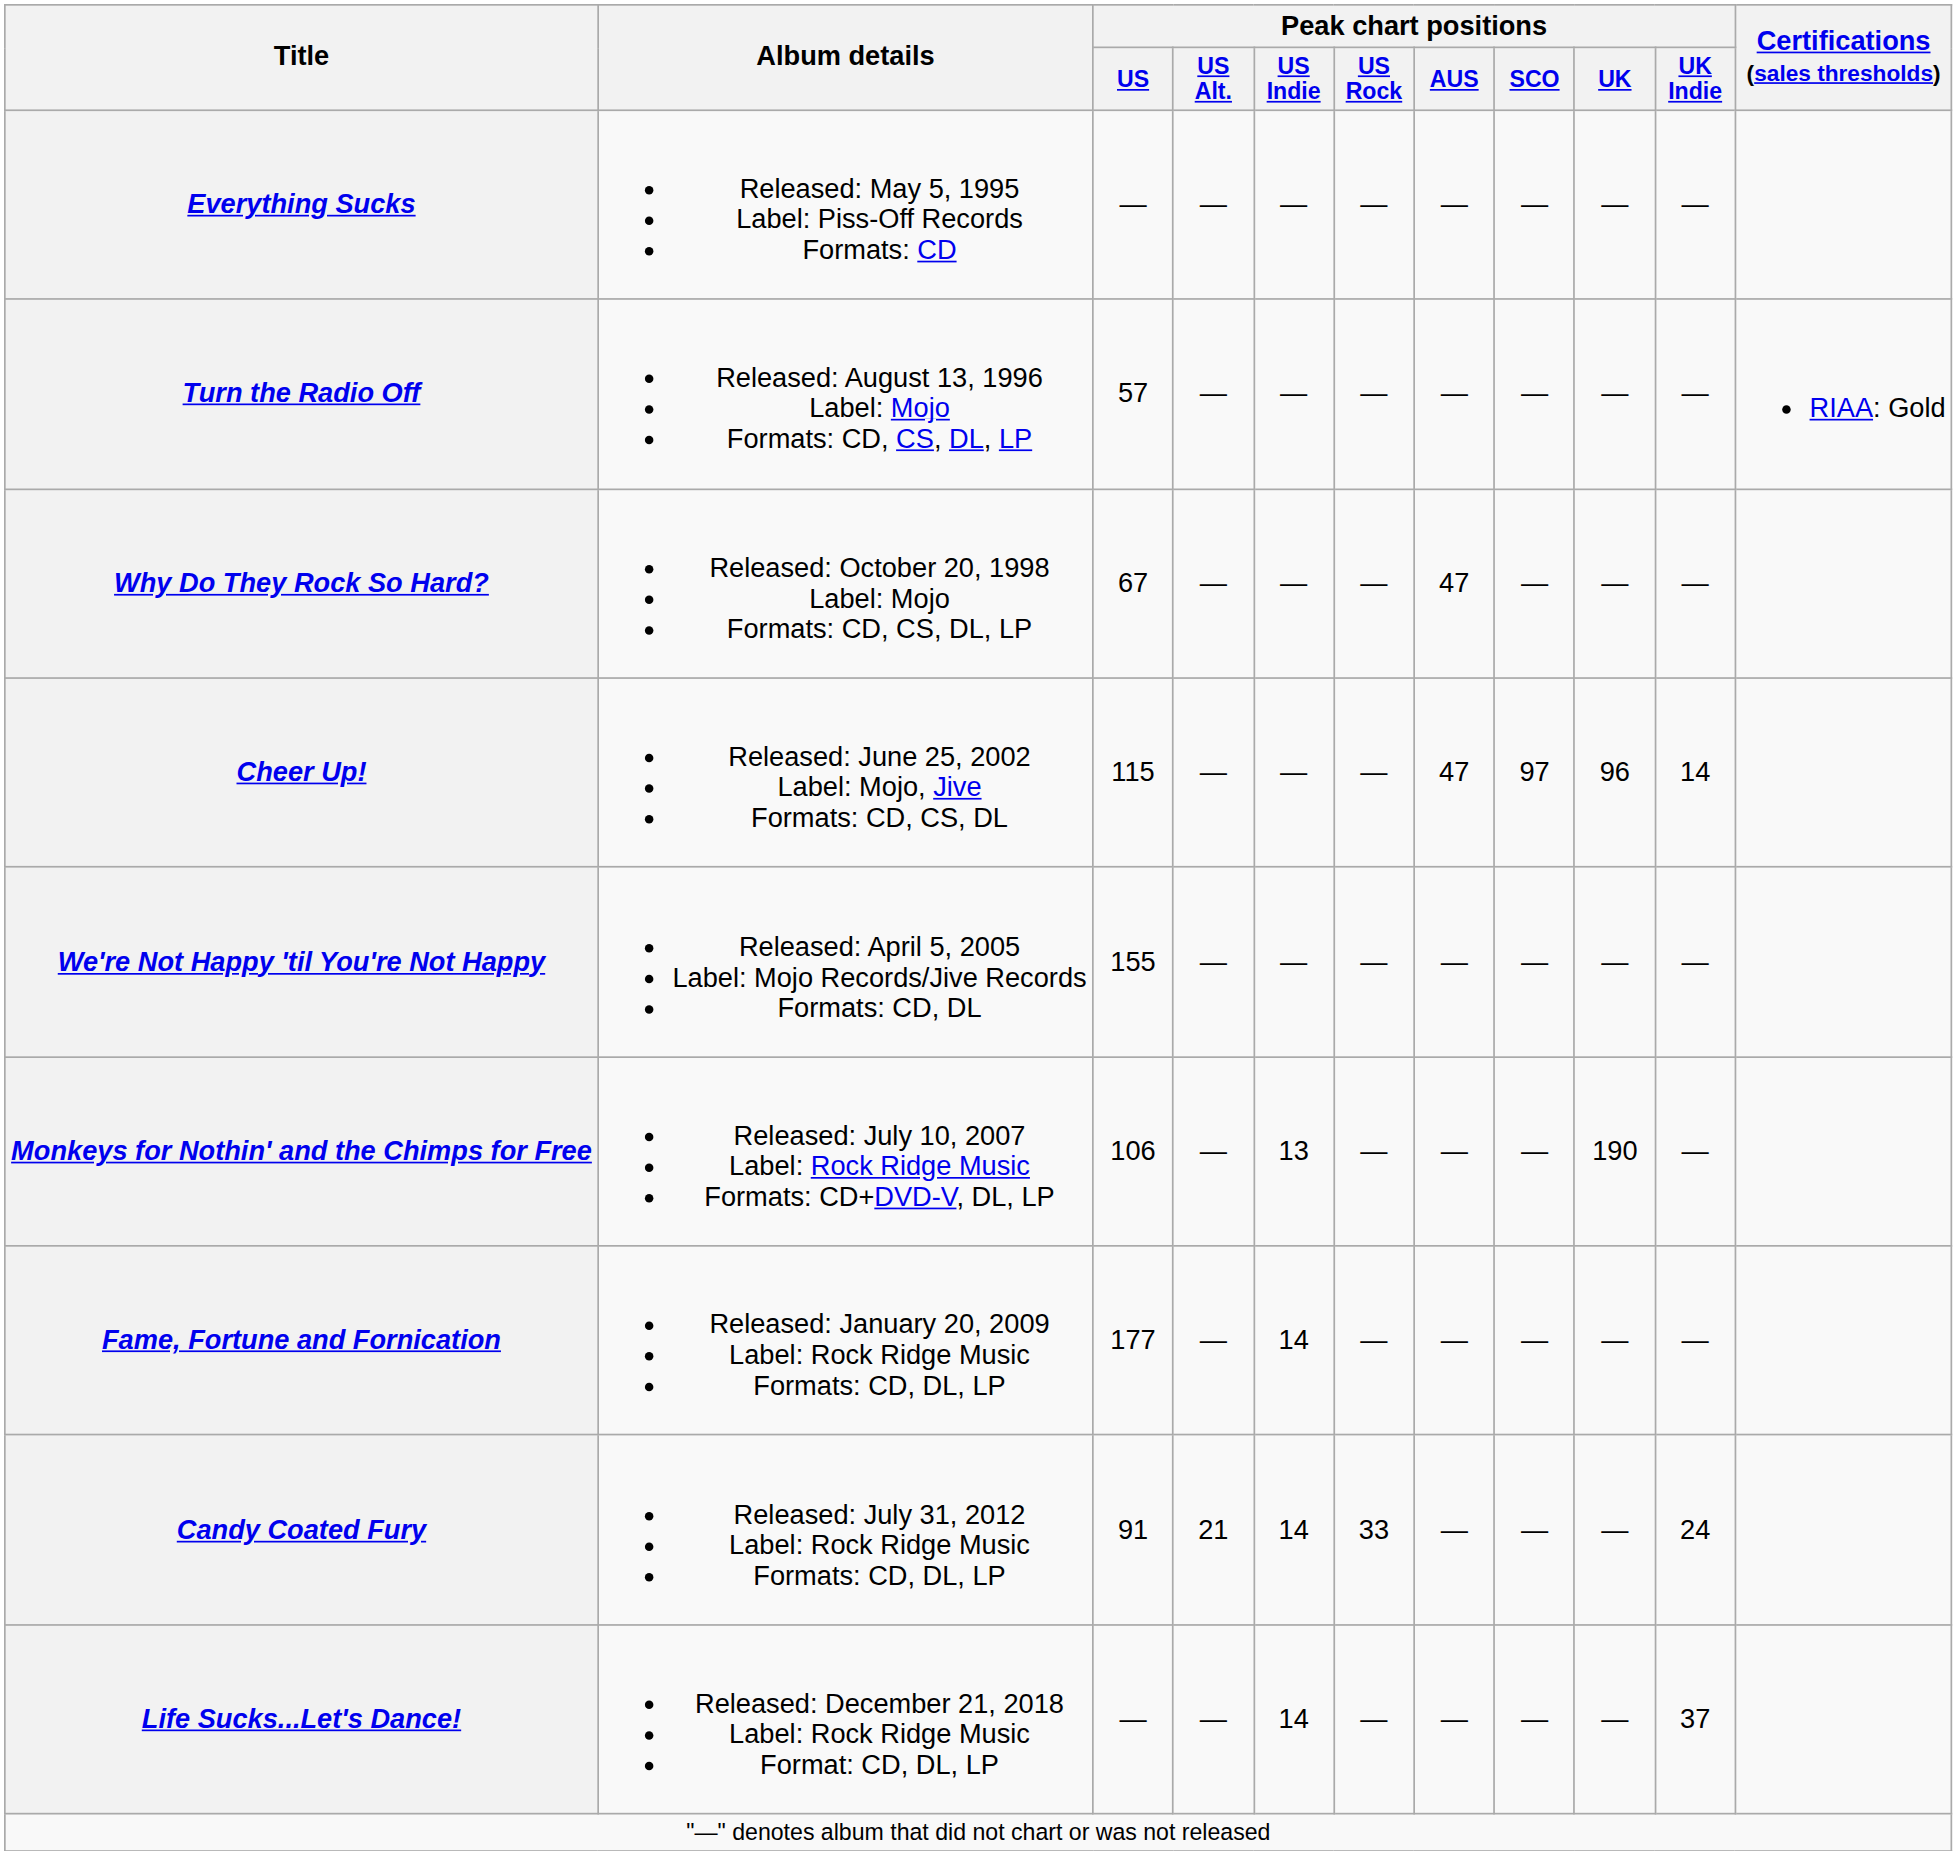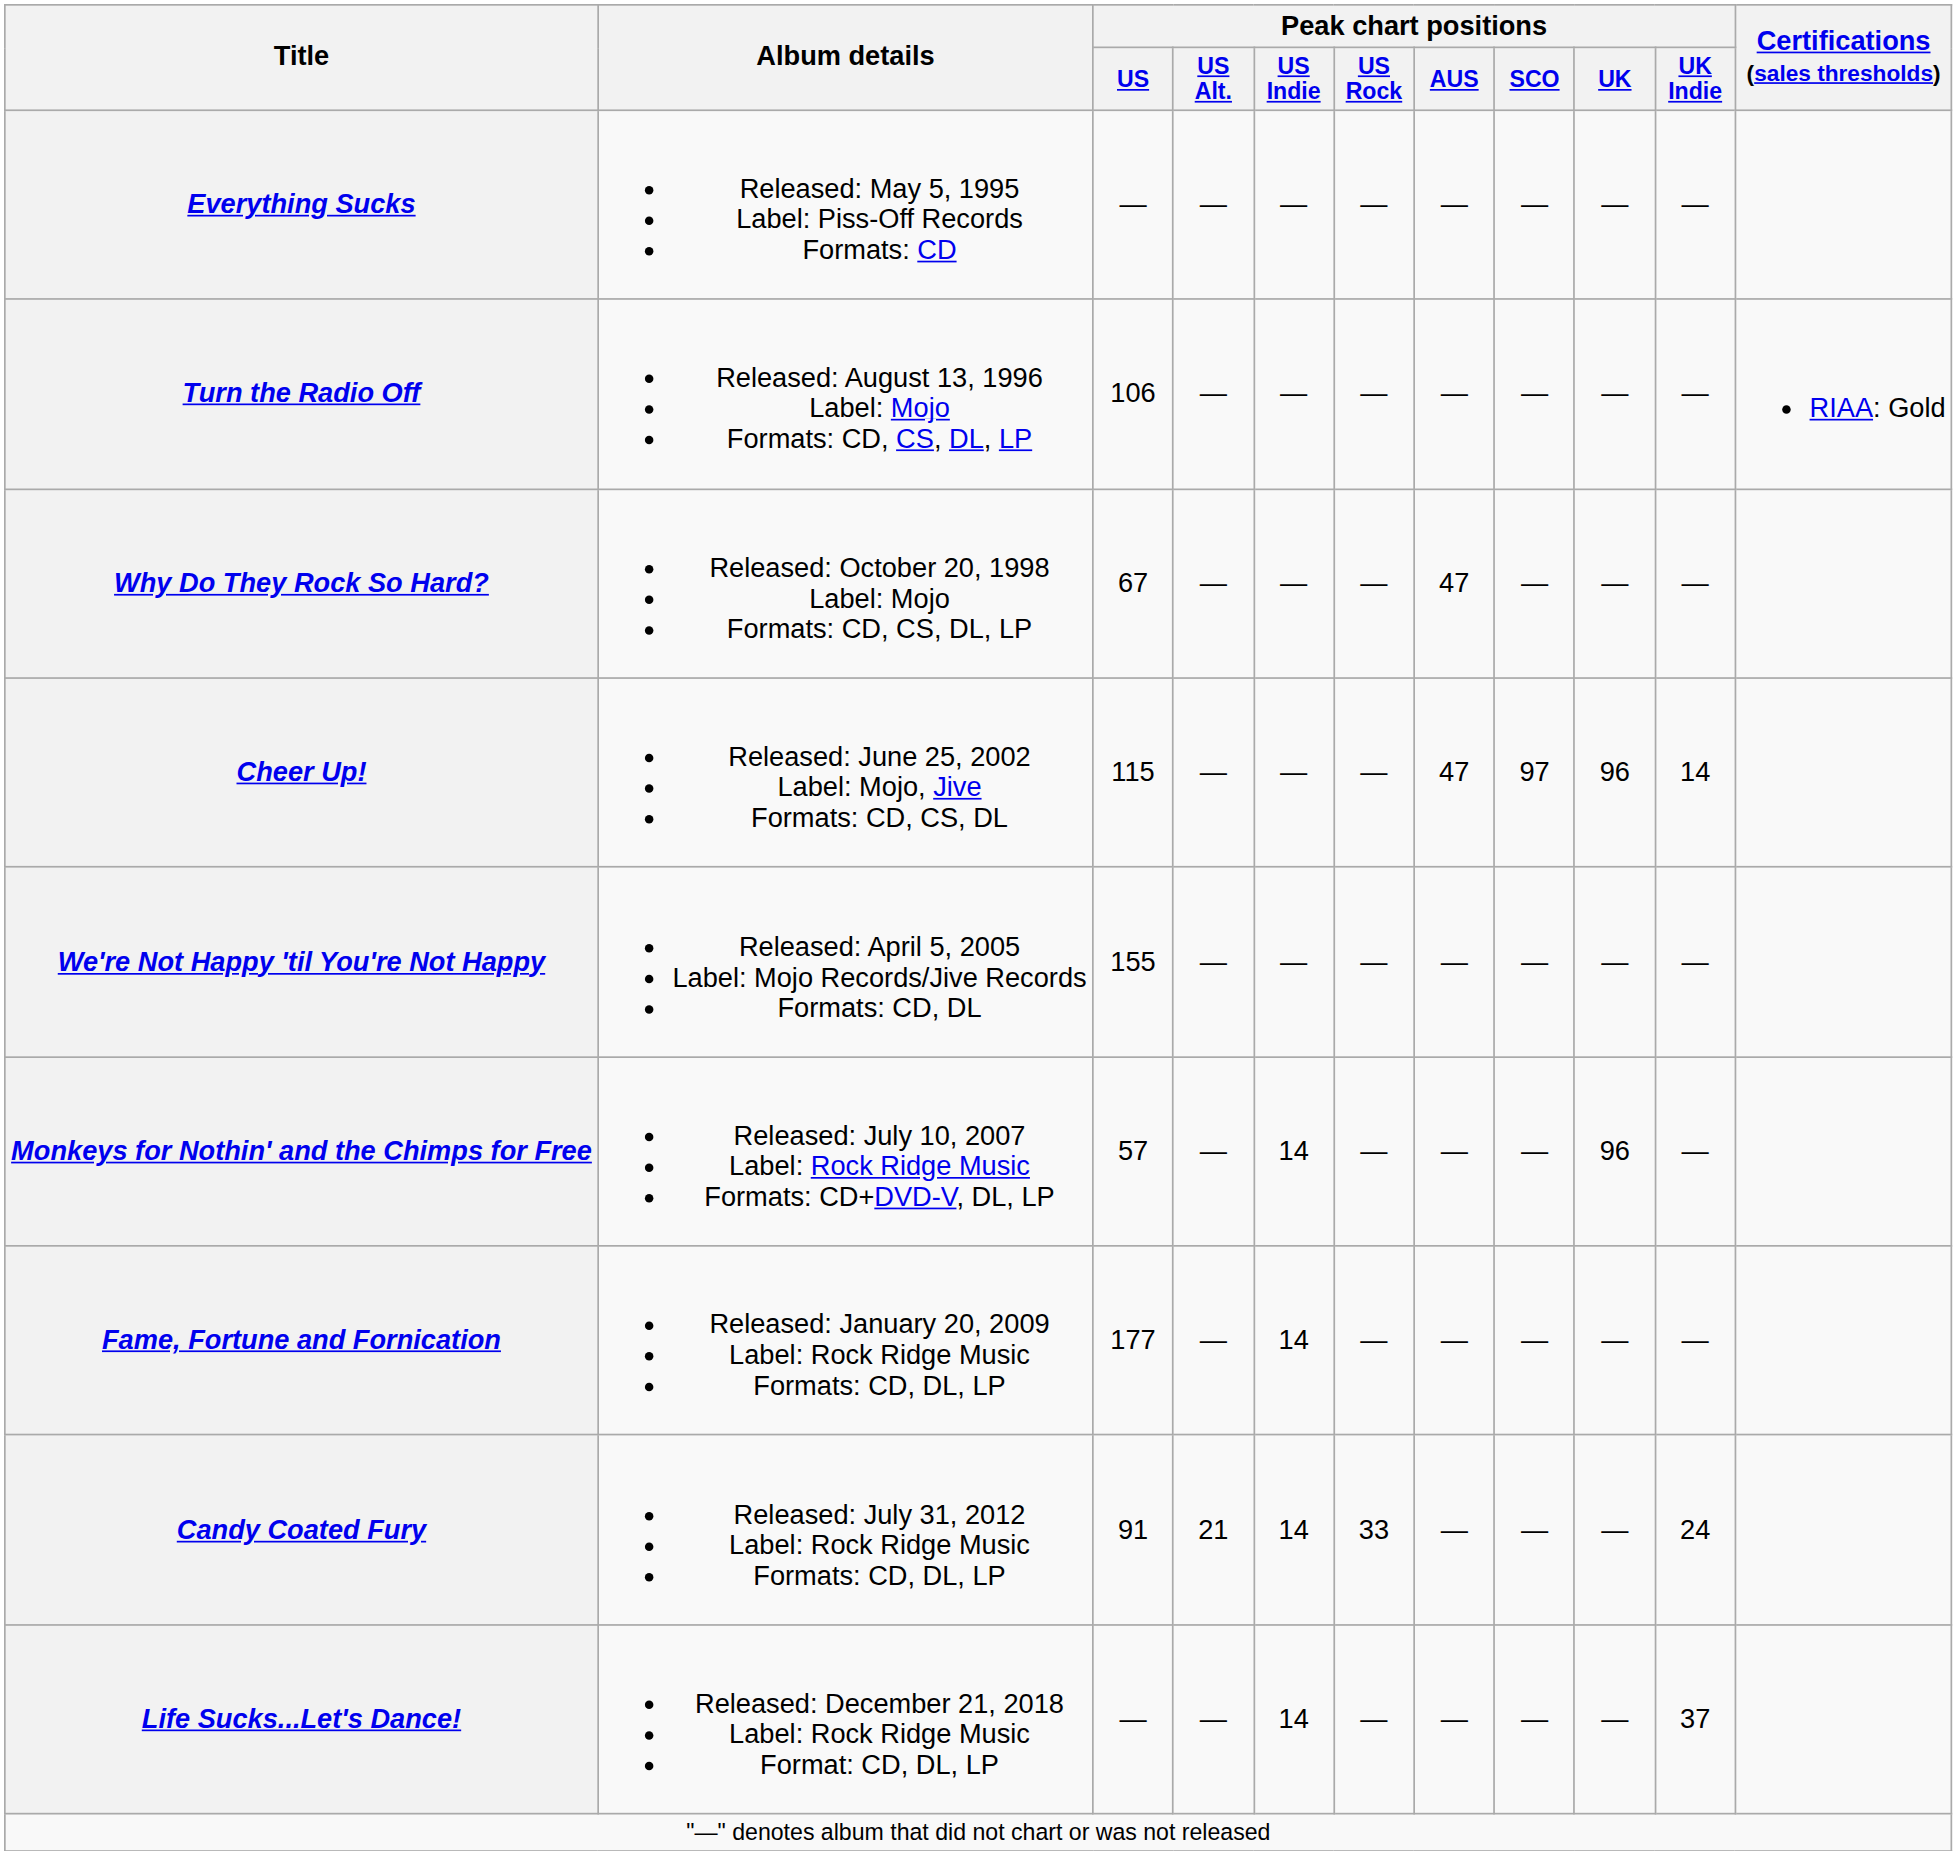(1133, 393) 57 -> (1133, 393) 106
(1133, 1150) 106 -> (1133, 1150) 57
(1294, 1150) 13 -> (1294, 1150) 14
(1615, 1150) 190 -> (1615, 1150) 96
